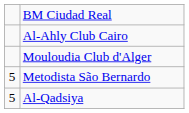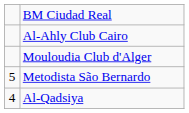(12, 98) 5 -> (12, 98) 4
